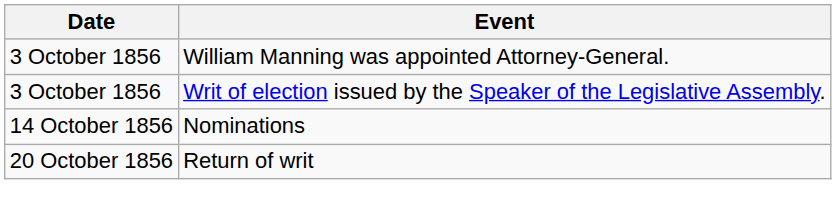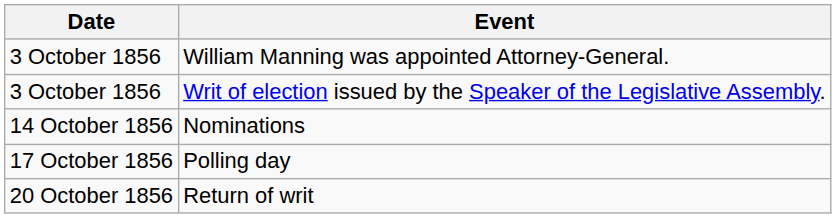+ row: (237, 160)
